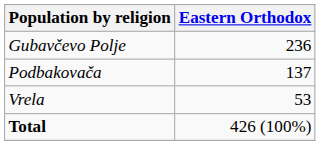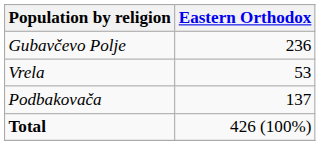rows swapped: (55, 72) <-> (27, 99)
